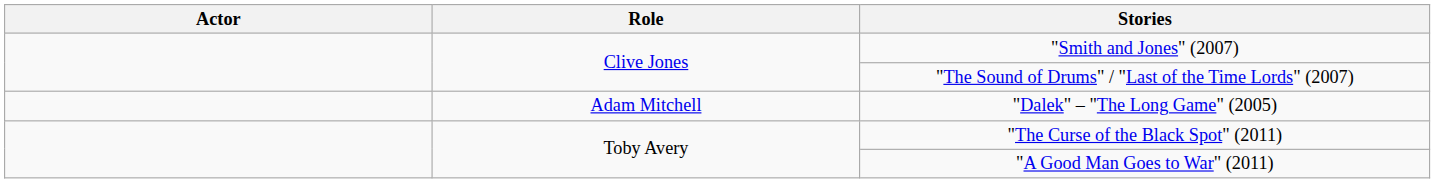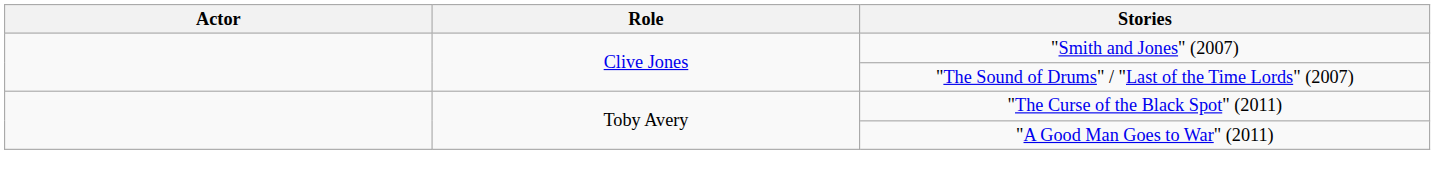- row: (1145, 105)
